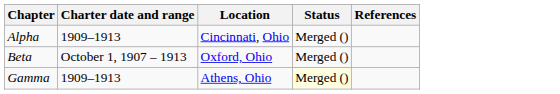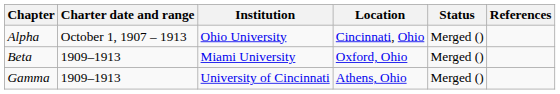+ column: (265, 15)
(91, 36) 1909–1913 -> (124, 36) October 1, 1907 – 1913
(124, 57) October 1, 1907 – 1913 -> (91, 57) 1909–1913
(322, 78) lightyellow background -> (457, 78) no background
